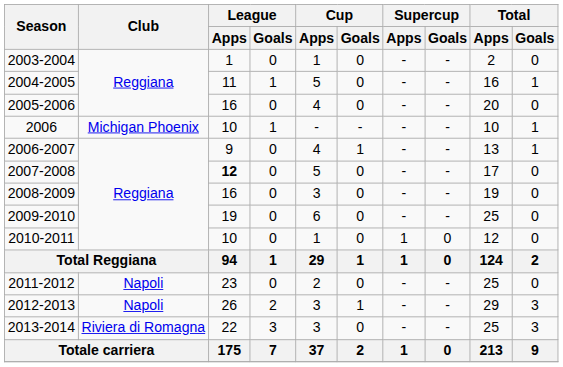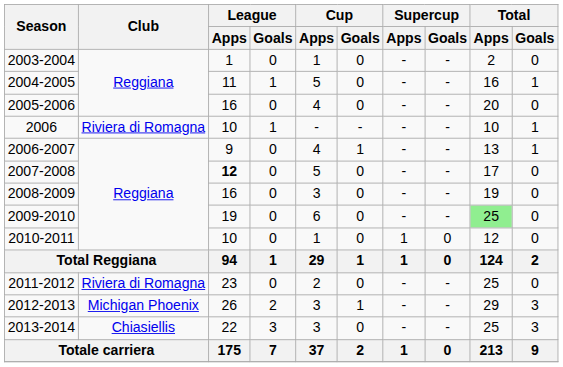(143, 127) Michigan Phoenix -> (143, 127) Riviera di Romagna
(491, 216) no background -> (491, 216) lightgreen background
(143, 283) Napoli -> (143, 283) Riviera di Romagna
(143, 305) Napoli -> (143, 305) Michigan Phoenix
(143, 328) Riviera di Romagna -> (143, 328) Chiasiellis
